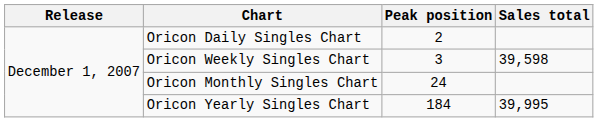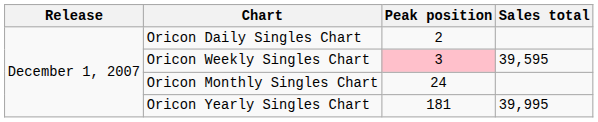(439, 61) no background -> (439, 61) pink background
(524, 61) 39,598 -> (524, 61) 39,595
(439, 106) 184 -> (439, 106) 181
